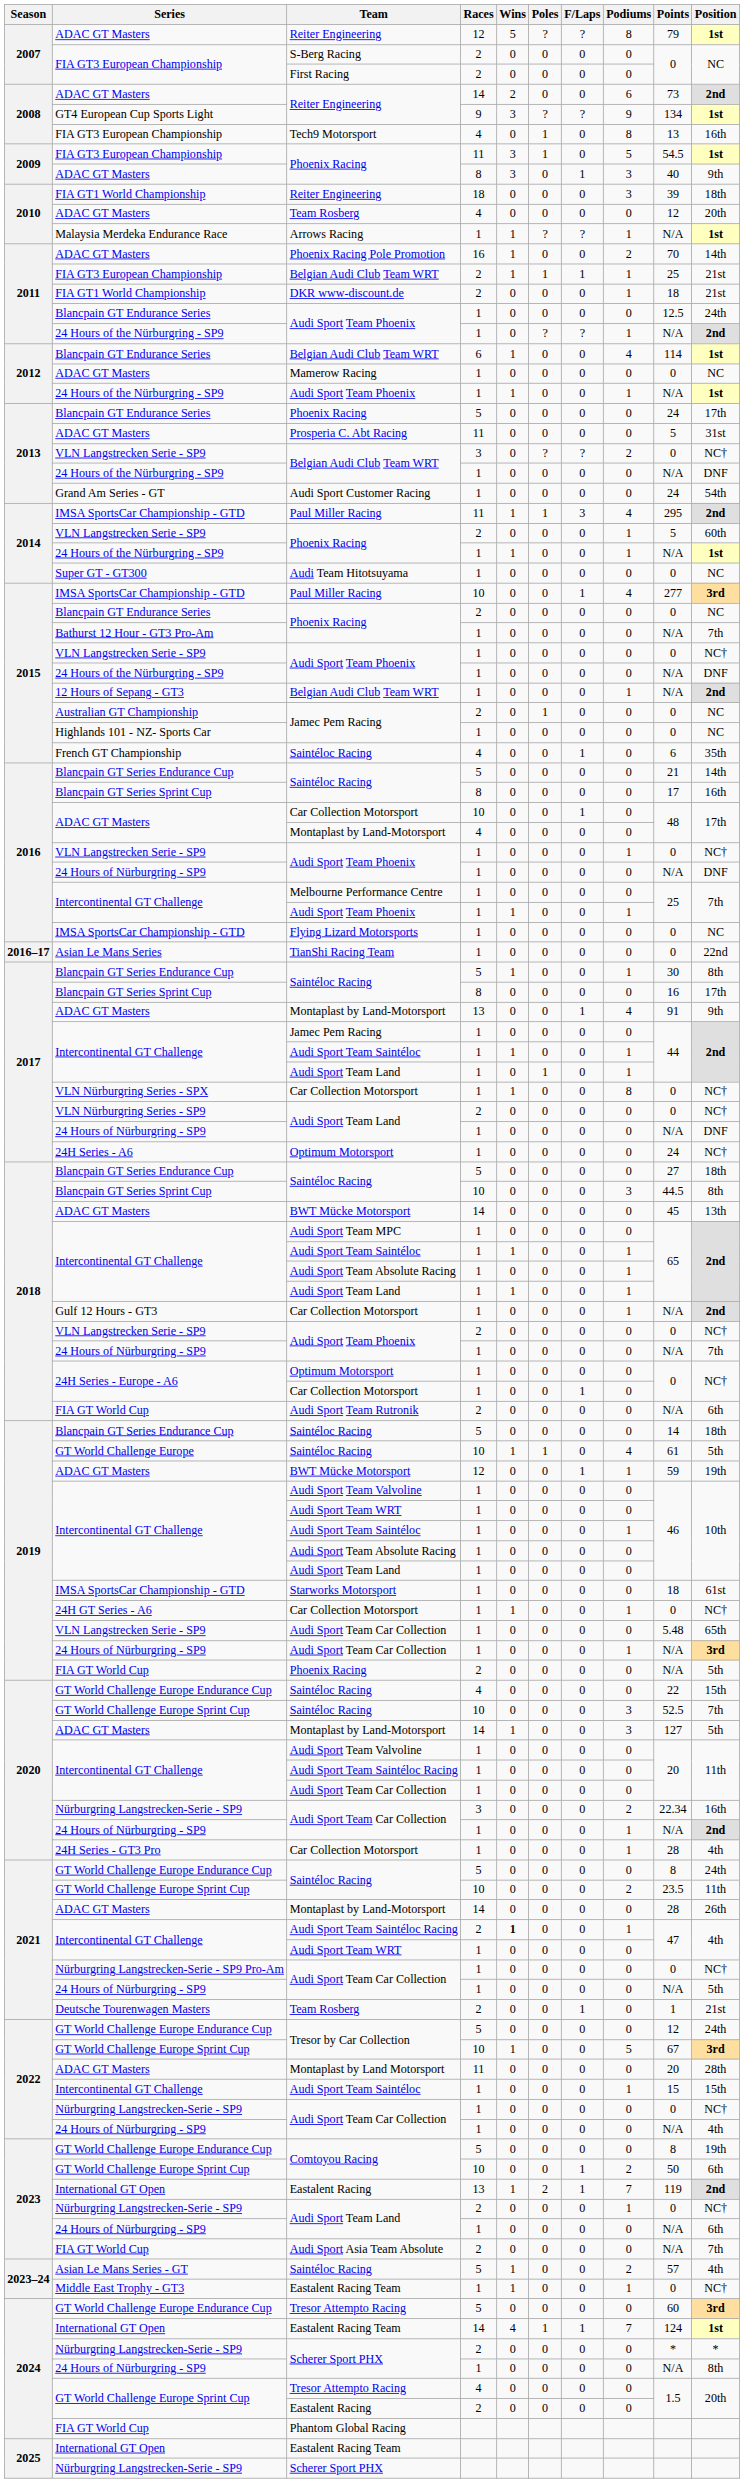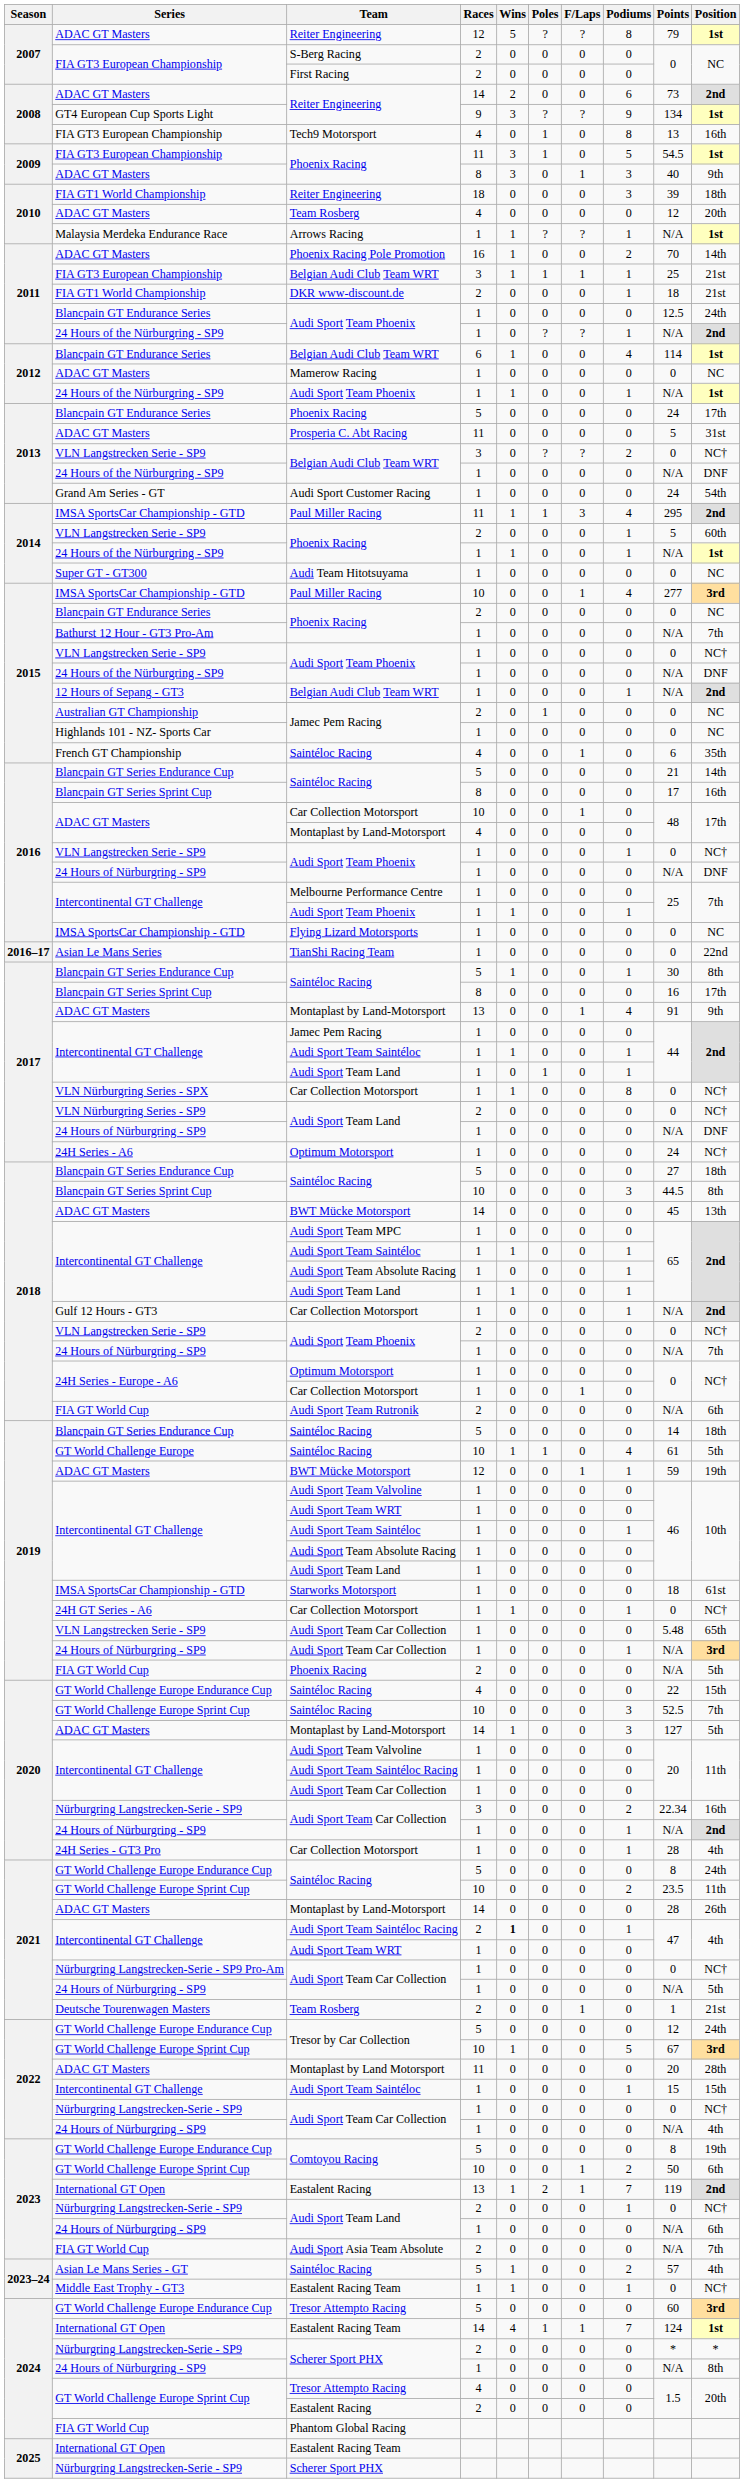(479, 274) 2 -> (479, 274) 3
